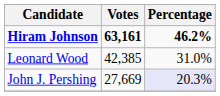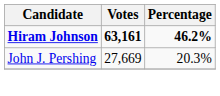- row: (48, 58)
(194, 79) lavender background -> (194, 58) no background
